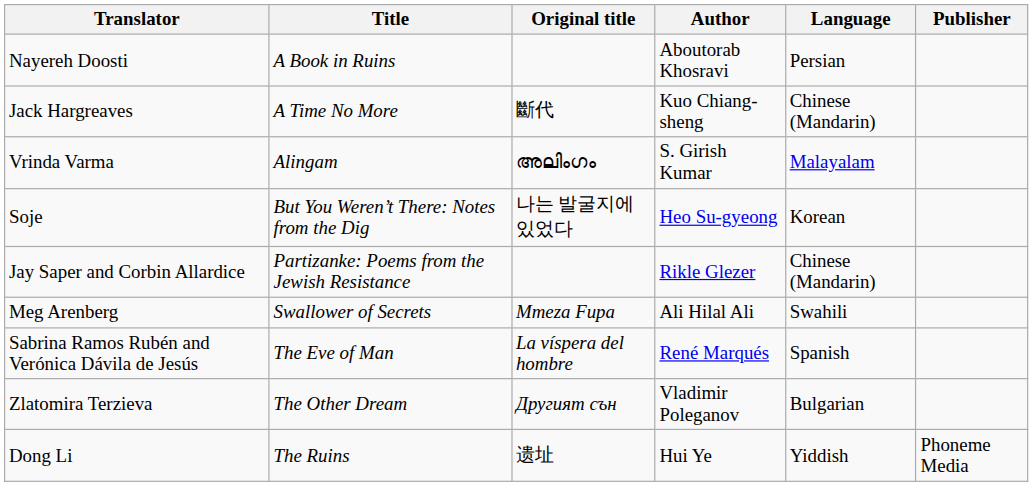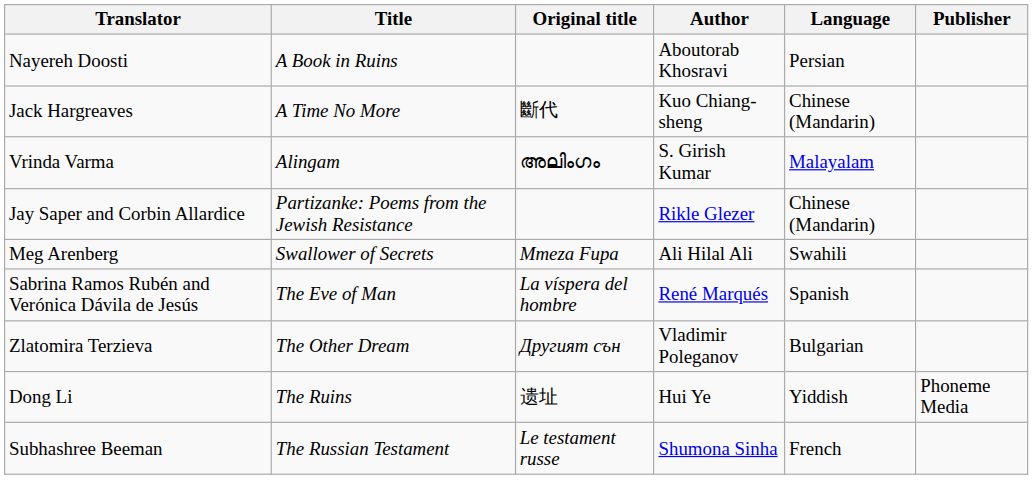- row: (26, 217)
+ row: (86, 448)
